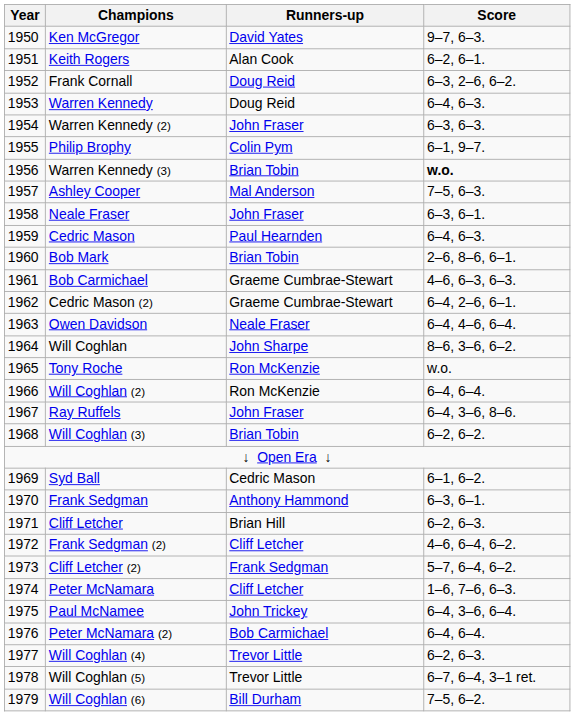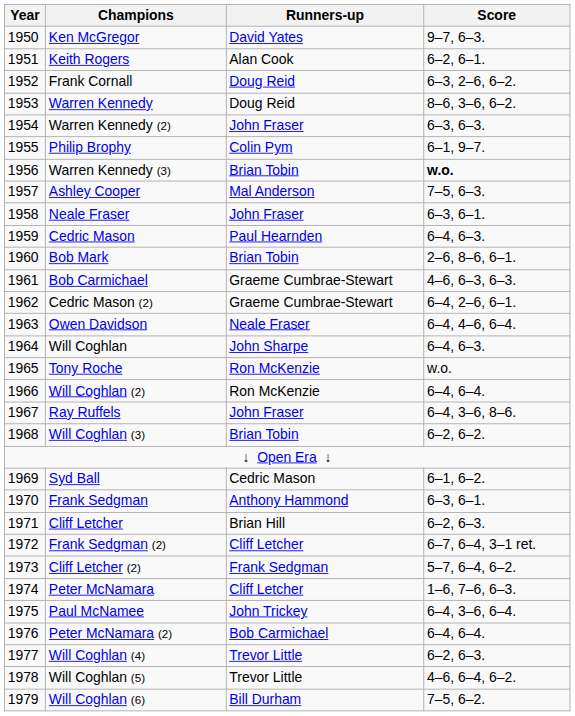(456, 103) 6–4, 6–3. -> (472, 103) 8–6, 3–6, 6–2.
(472, 346) 8–6, 3–6, 6–2. -> (456, 346) 6–4, 6–3.
(472, 545) 4–6, 6–4, 6–2. -> (482, 545) 6–7, 6–4, 3–1 ret.
(482, 677) 6–7, 6–4, 3–1 ret. -> (472, 677) 4–6, 6–4, 6–2.
